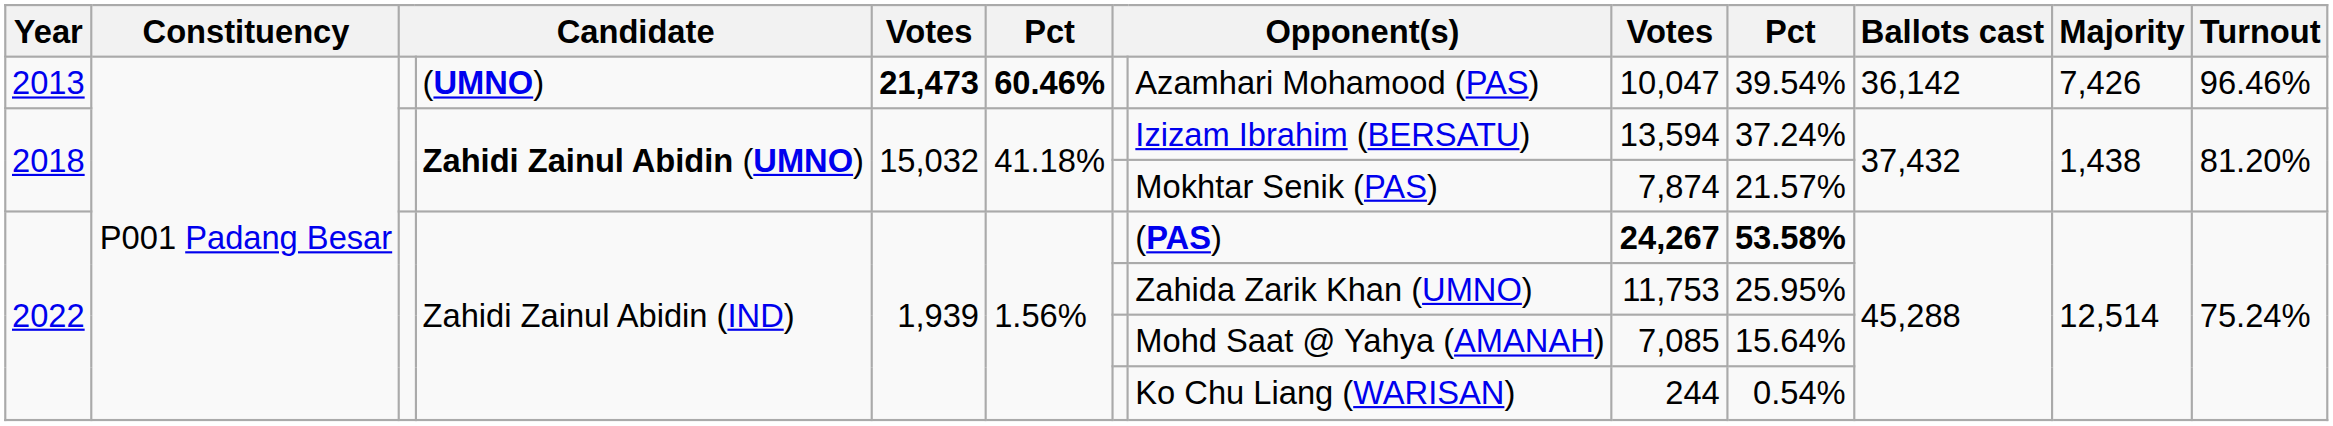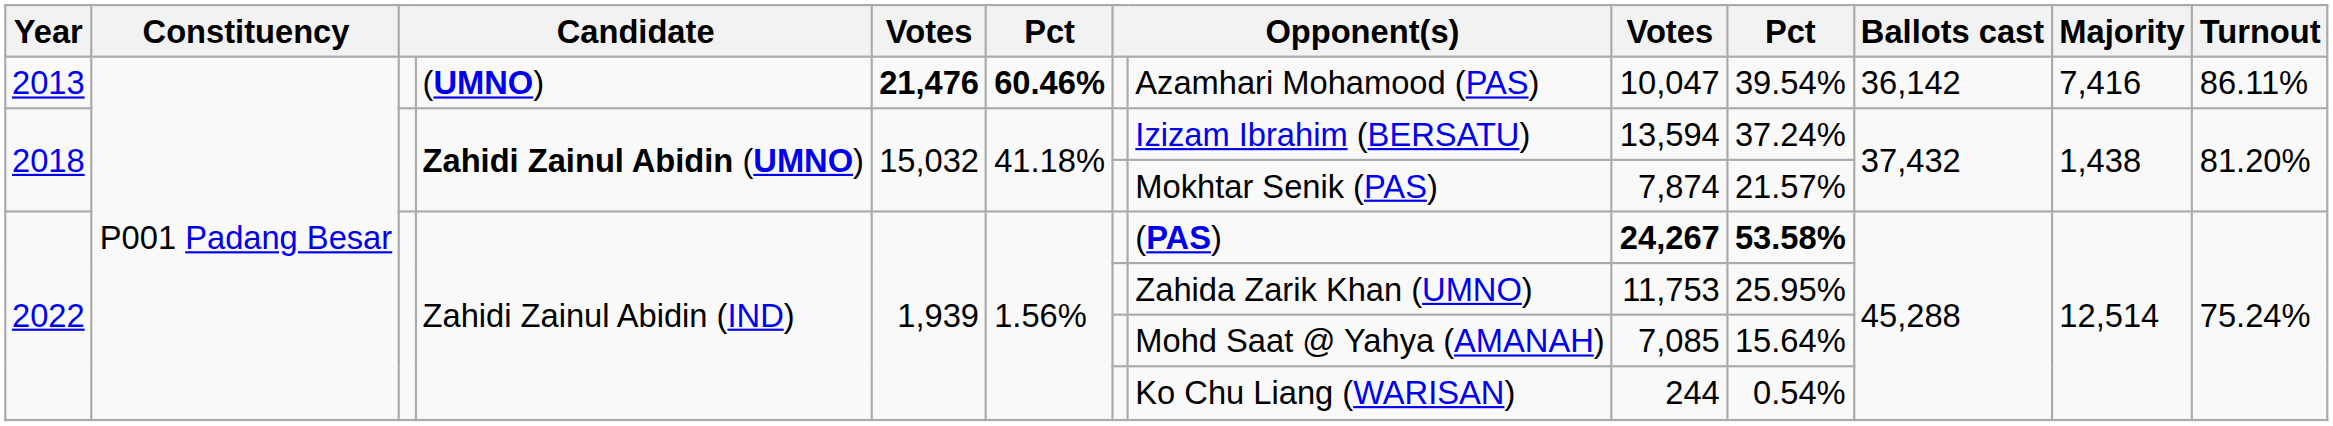(929, 83) 21,473 -> (929, 83) 21,476
(2100, 83) 7,426 -> (2100, 83) 7,416
(2255, 83) 96.46% -> (2254, 83) 86.11%
